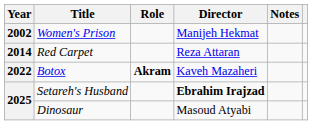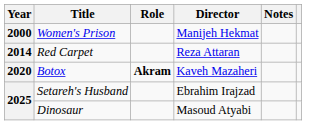(19, 33) 2002 -> (19, 33) 2000
(19, 71) 2022 -> (19, 71) 2020
(221, 91) bold -> (216, 91) normal
